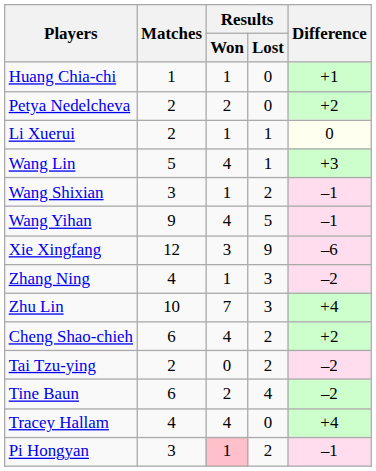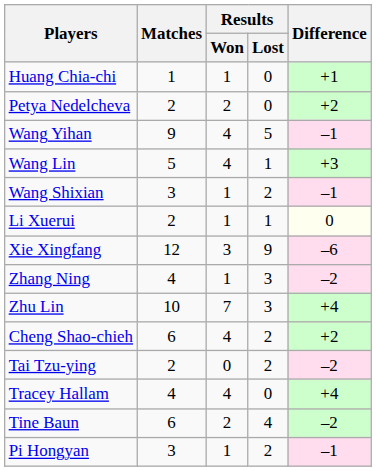rows swapped: (42, 134) <-> (50, 220)
rows swapped: (44, 393) <-> (59, 422)
(227, 451) pink background -> (227, 451) no background
